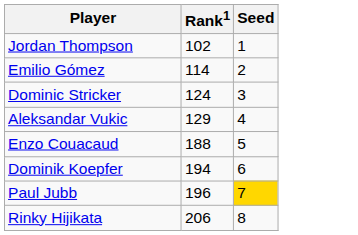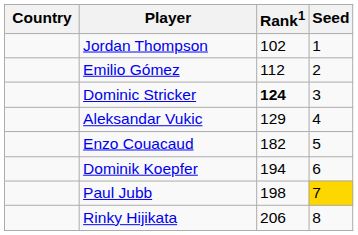+ column: (42, 18)
(197, 70) 114 -> (272, 70) 112
(198, 94) normal -> (273, 94) bold
(198, 144) 188 -> (273, 144) 182
(198, 193) 196 -> (273, 193) 198
